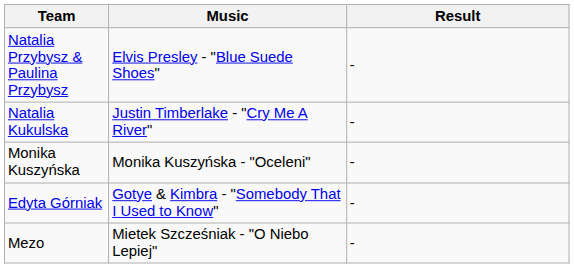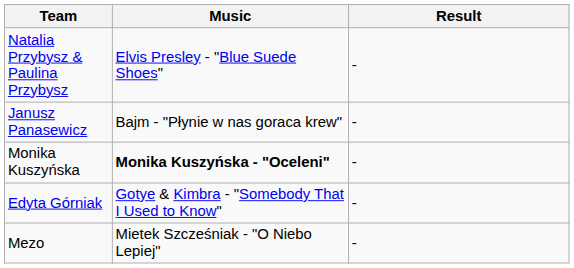+ row: (48, 122)
- row: (38, 122)
(211, 162) normal -> (223, 162) bold
